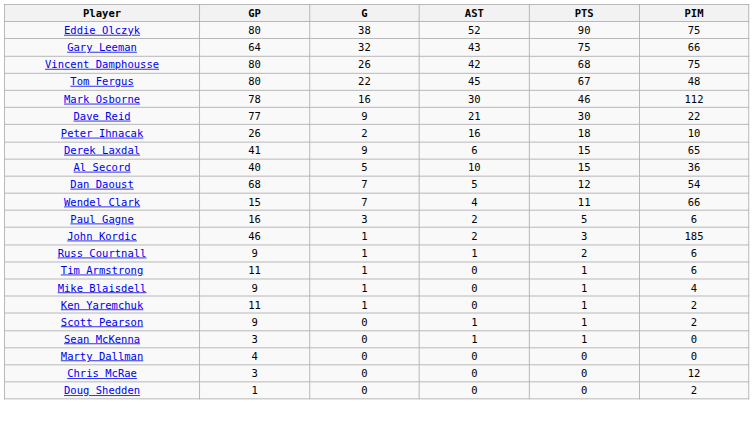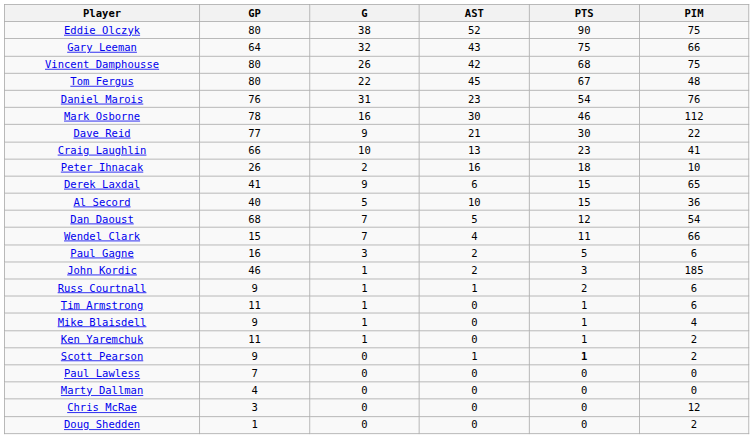+ row: (102, 99)
+ row: (102, 150)
(584, 322) normal -> (584, 356) bold
- row: (102, 339)
+ row: (102, 373)
